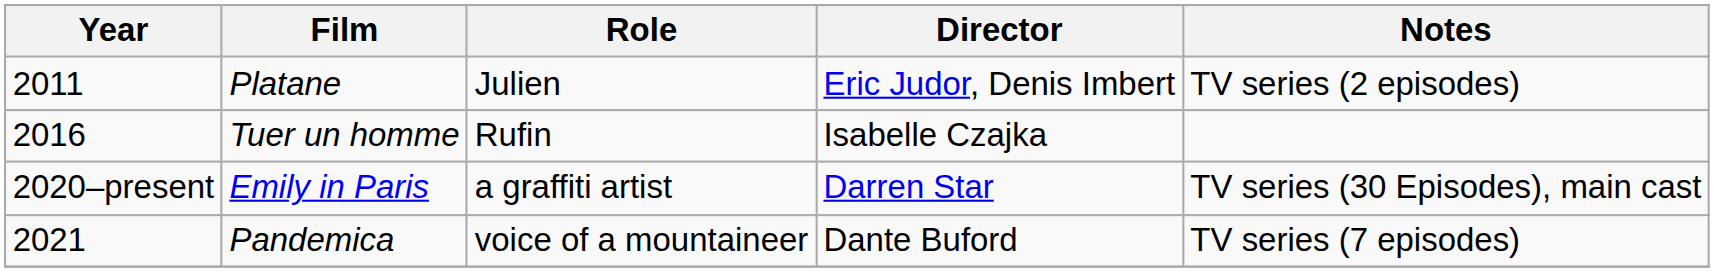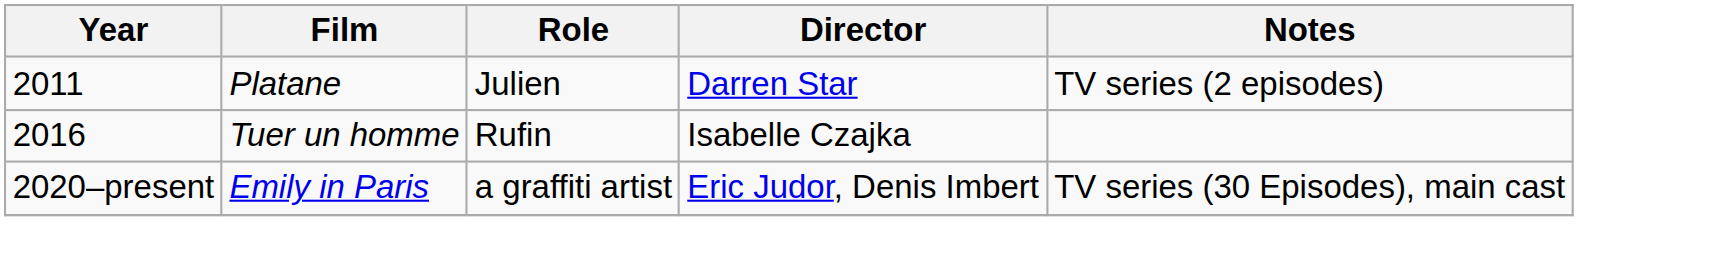(999, 82) Eric Judor, Denis Imbert -> (772, 82) Darren Star
(909, 187) Darren Star -> (863, 187) Eric Judor, Denis Imbert
- row: (312, 239)
